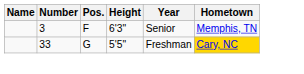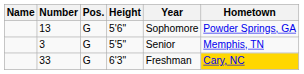+ row: (45, 28)
(86, 28) F -> (87, 45) G
(118, 28) 6'3" -> (118, 45) 5'5"
(118, 45) 5'5" -> (118, 61) 6'3"
